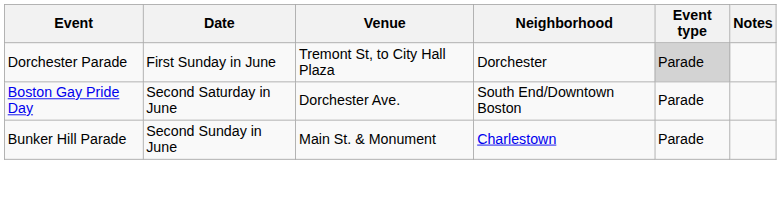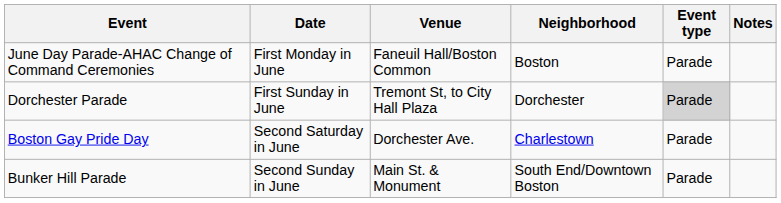+ row: (120, 62)
(546, 101) South End/Downtown Boston -> (554, 139) Charlestown
(517, 139) Charlestown -> (583, 178) South End/Downtown Boston
